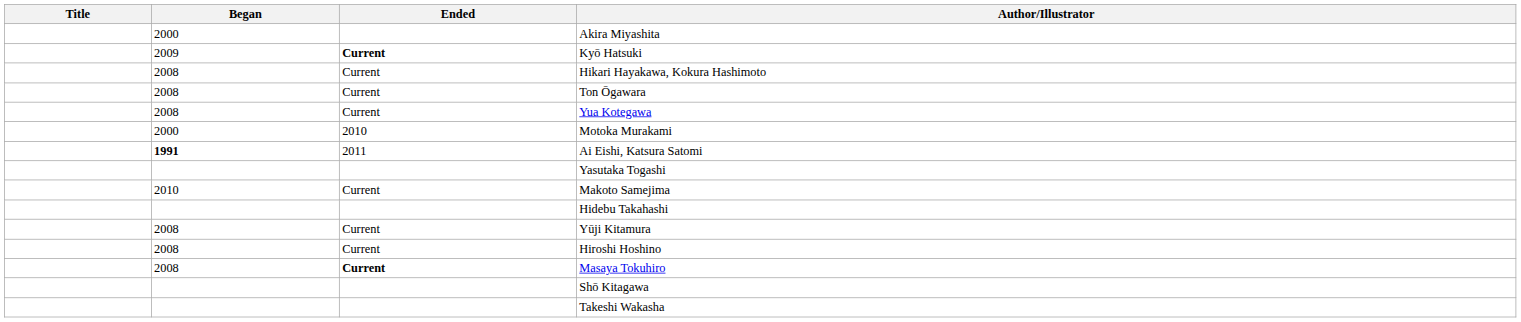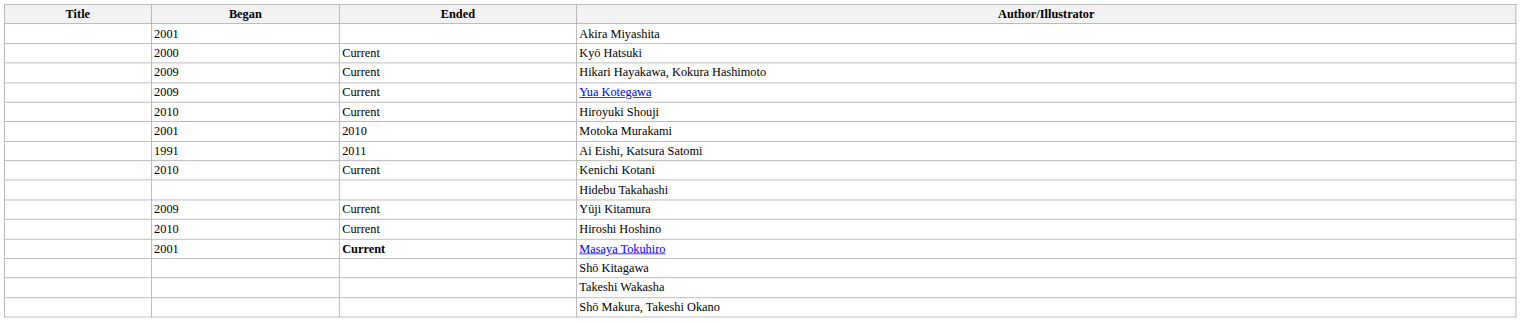(166, 33) 2000 -> (166, 33) 2001
(166, 53) 2009 -> (166, 53) 2000
(364, 53) bold -> (361, 53) normal
(166, 72) 2008 -> (166, 72) 2009
- row: (613, 92)
(166, 111) 2008 -> (166, 92) 2009
+ row: (619, 111)
(166, 131) 2000 -> (166, 131) 2001
(166, 151) bold -> (166, 151) normal
+ row: (617, 170)
- row: (622, 170)
- row: (625, 190)
(166, 229) 2008 -> (166, 209) 2009
(166, 248) 2008 -> (166, 229) 2010
(166, 268) 2008 -> (166, 248) 2001
+ row: (650, 307)
